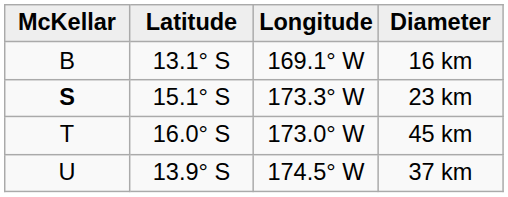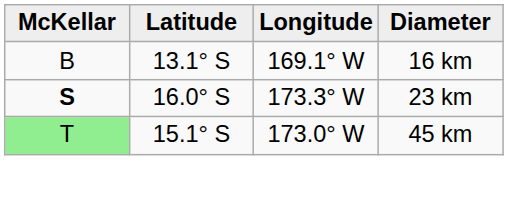(191, 97) 15.1° S -> (191, 97) 16.0° S
(67, 135) no background -> (67, 135) lightgreen background
(191, 135) 16.0° S -> (191, 135) 15.1° S
- row: (440, 172)
